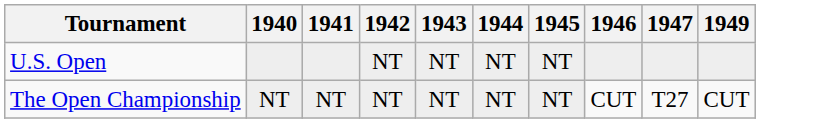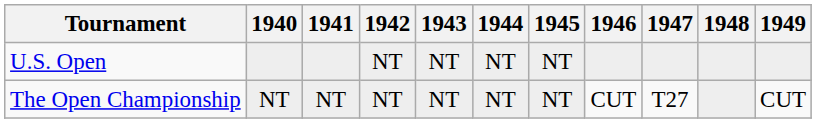+ column: (727, 23)
